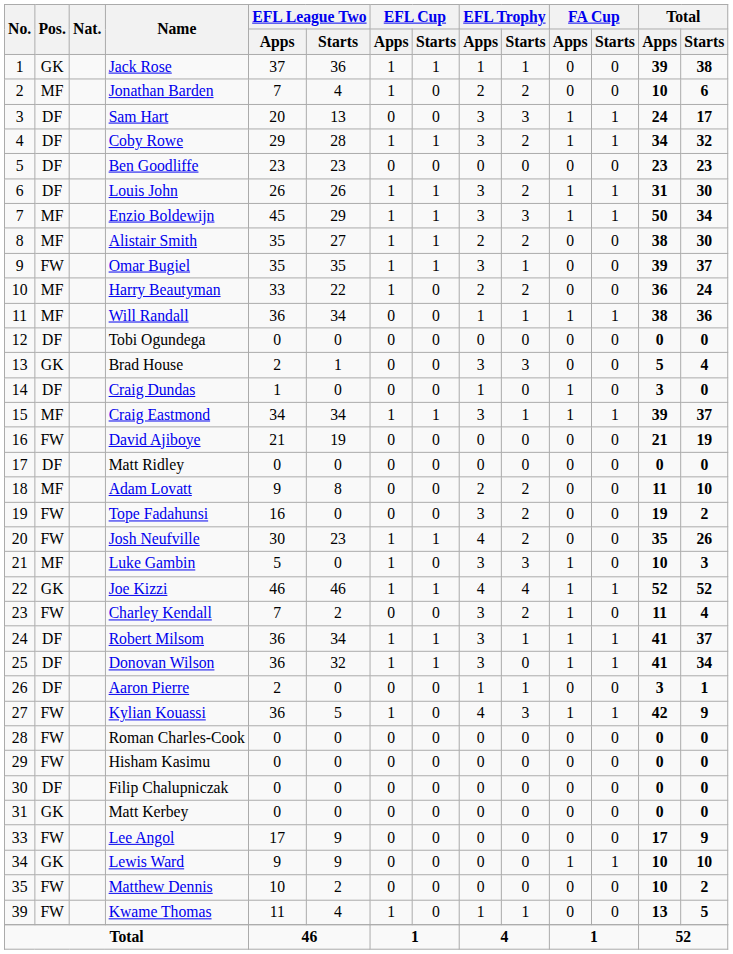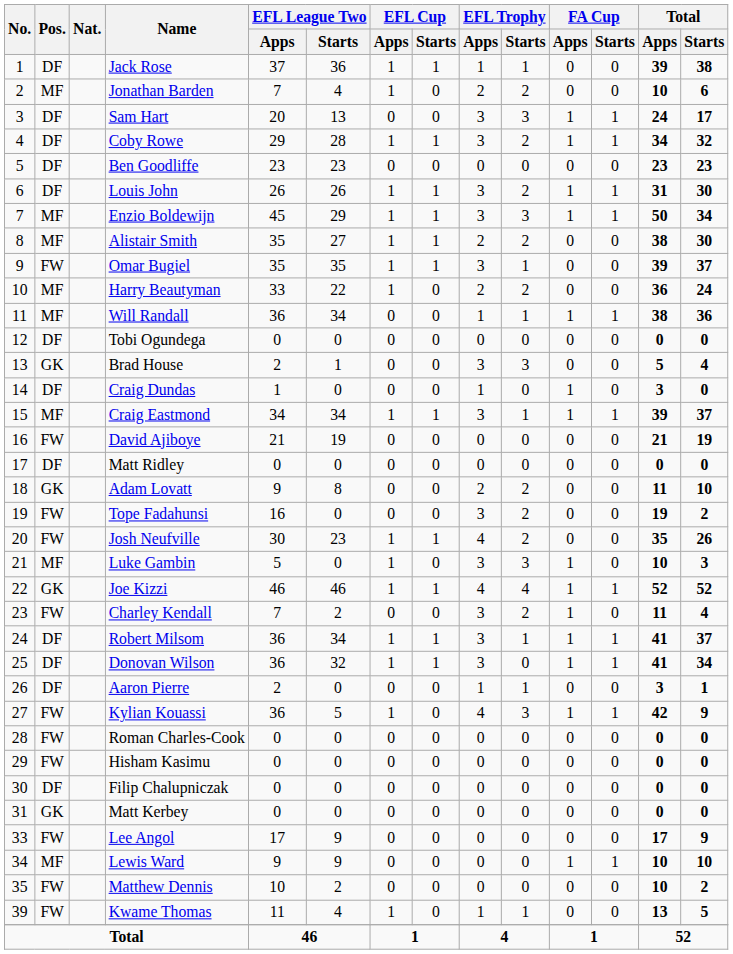(52, 66) GK -> (52, 66) DF
(52, 489) MF -> (52, 489) GK
(52, 862) GK -> (52, 862) MF
